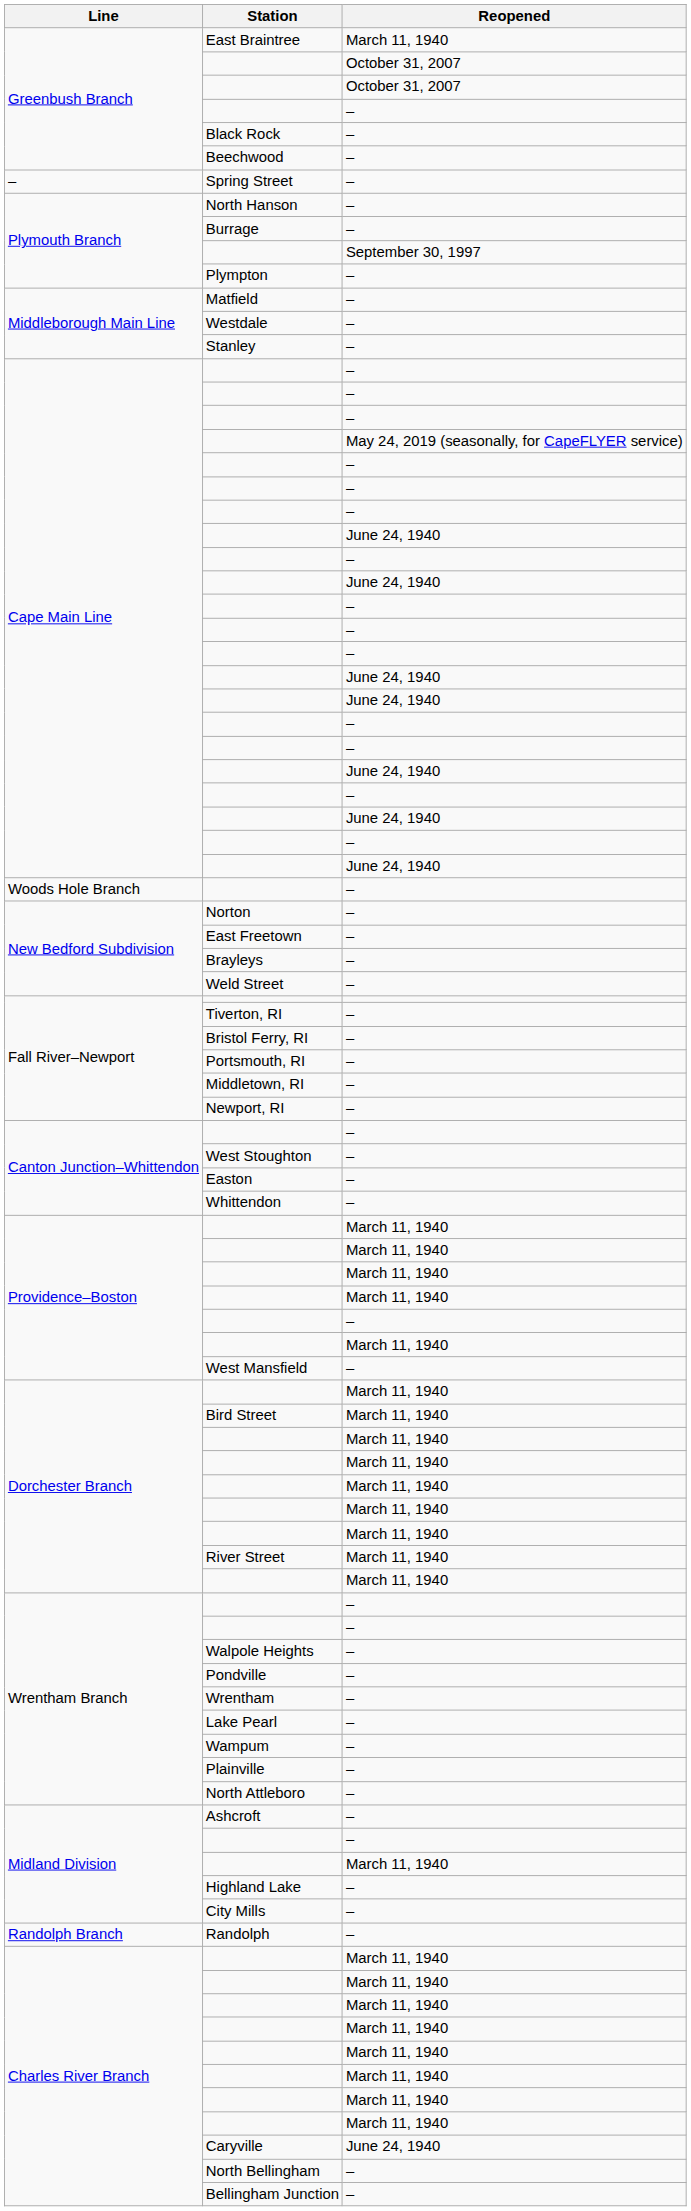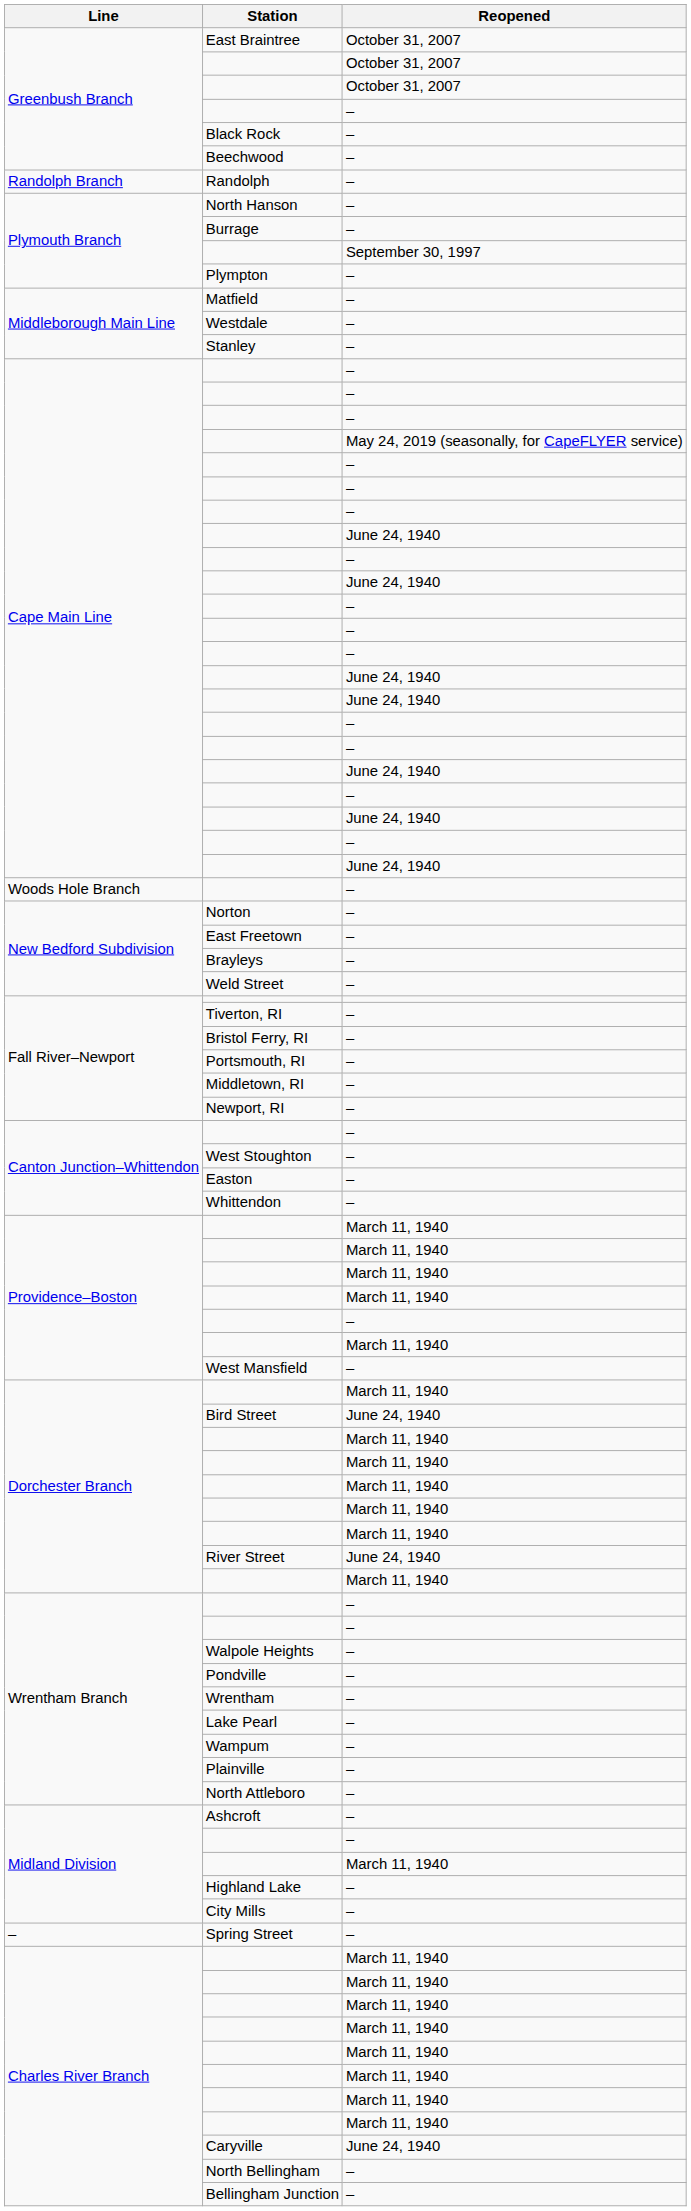(397, 39) March 11, 1940 -> (403, 39) October 31, 2007
rows swapped: (65, 1934) <-> (12, 181)
(397, 1415) March 11, 1940 -> (393, 1415) June 24, 1940
(397, 1557) March 11, 1940 -> (393, 1557) June 24, 1940
